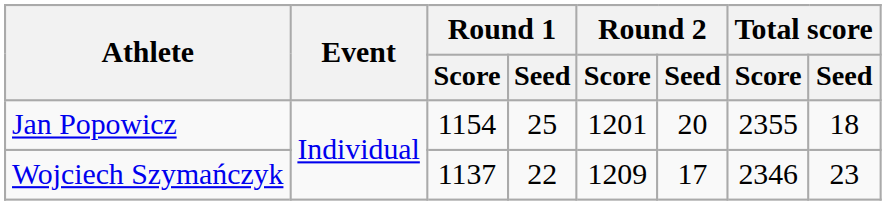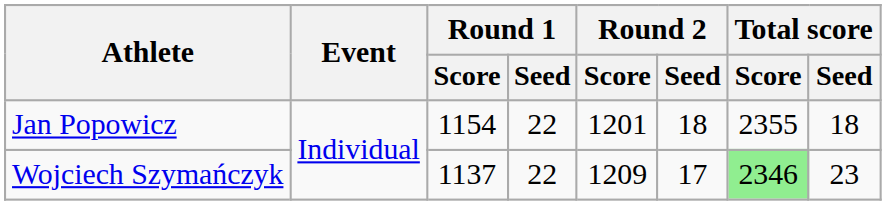(542, 125) 25 -> (542, 125) 22
(693, 125) 20 -> (693, 125) 18
(768, 174) no background -> (768, 174) lightgreen background
